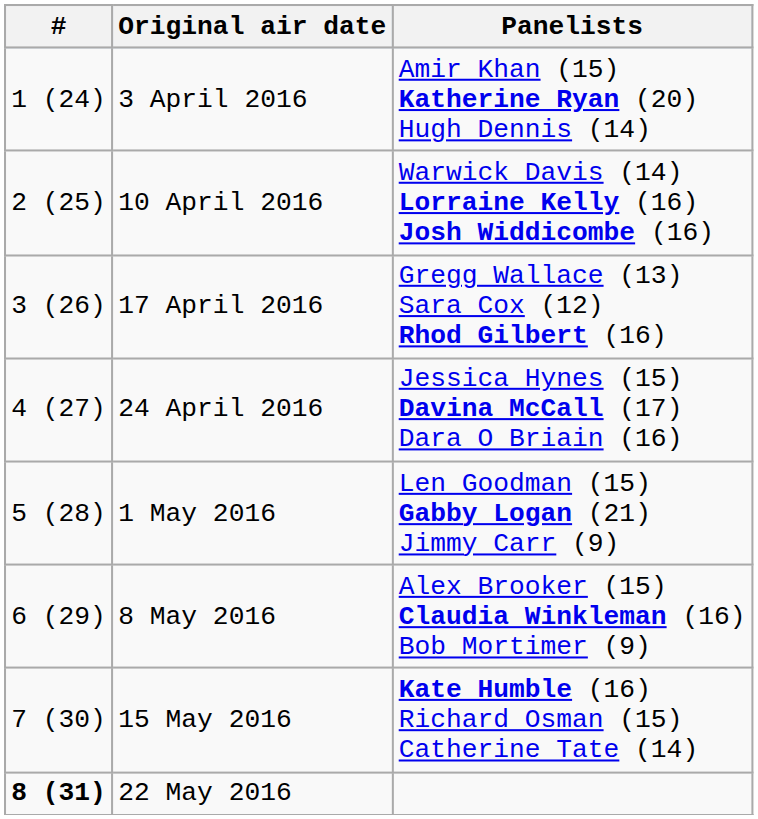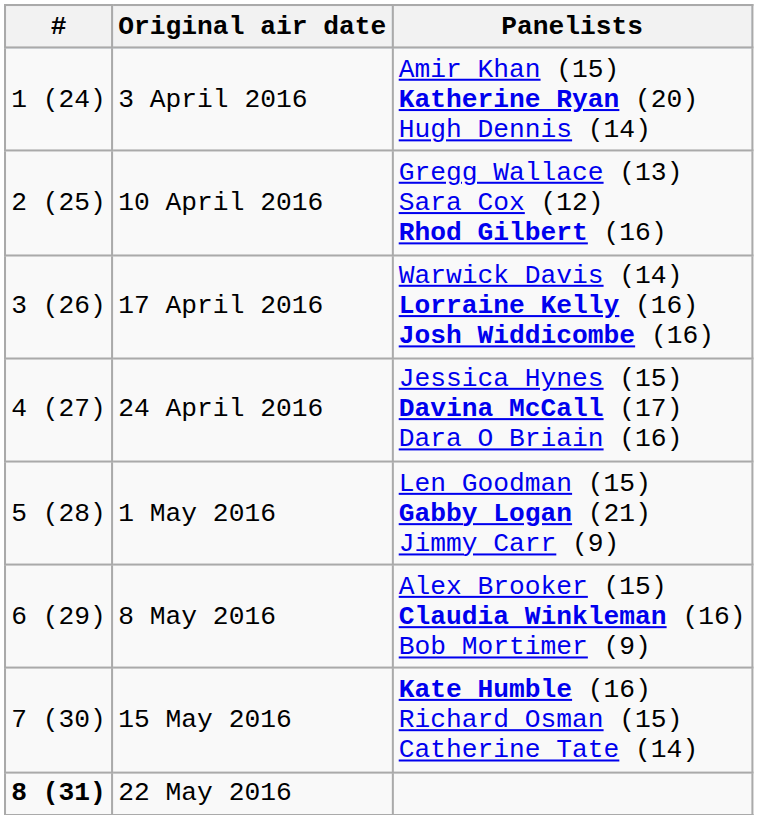(556, 203) Warwick Davis (14) Lorraine Kelly (16) Josh Widdicombe (16) -> (541, 203) Gregg Wallace (13) Sara Cox (12) Rhod Gilbert (16)
(541, 306) Gregg Wallace (13) Sara Cox (12) Rhod Gilbert (16) -> (556, 306) Warwick Davis (14) Lorraine Kelly (16) Josh Widdicombe (16)
